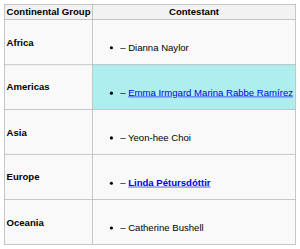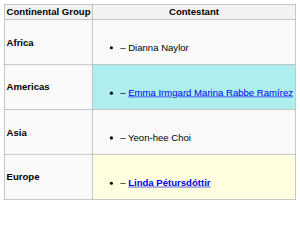(194, 183) no background -> (194, 183) lightyellow background
- row: (25, 222)
